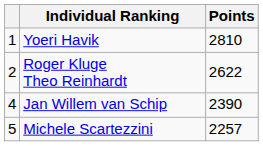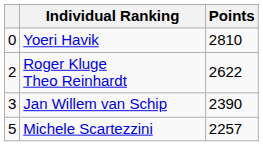(12, 40) 1 -> (12, 40) 0
(12, 104) 4 -> (12, 104) 3
